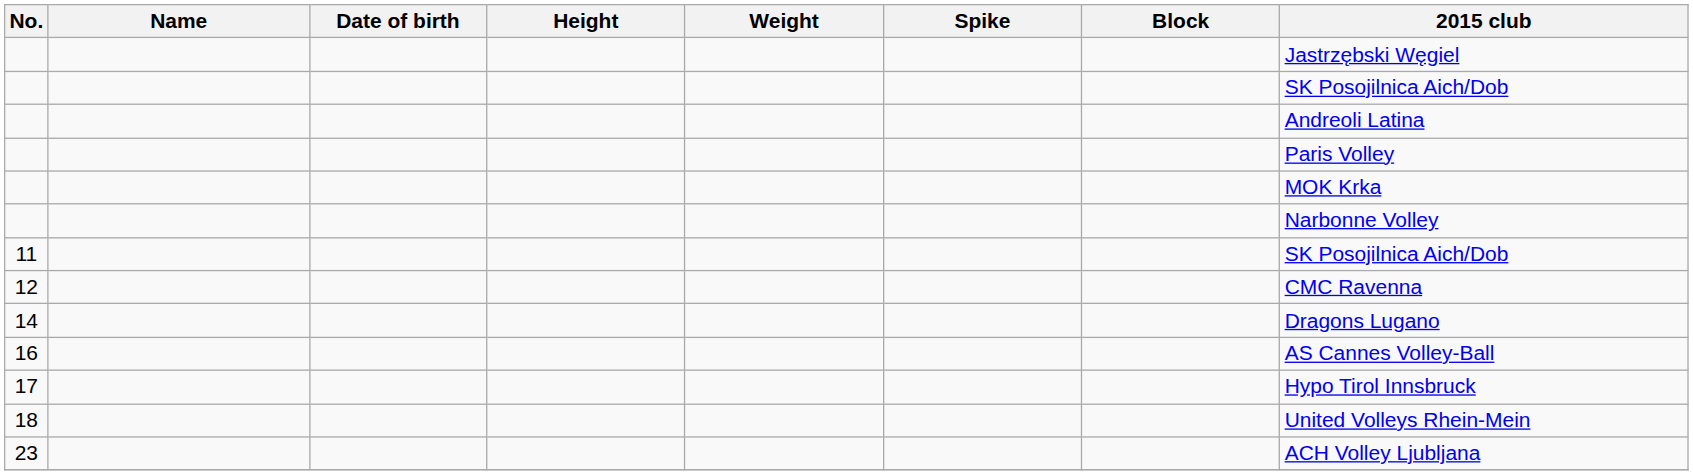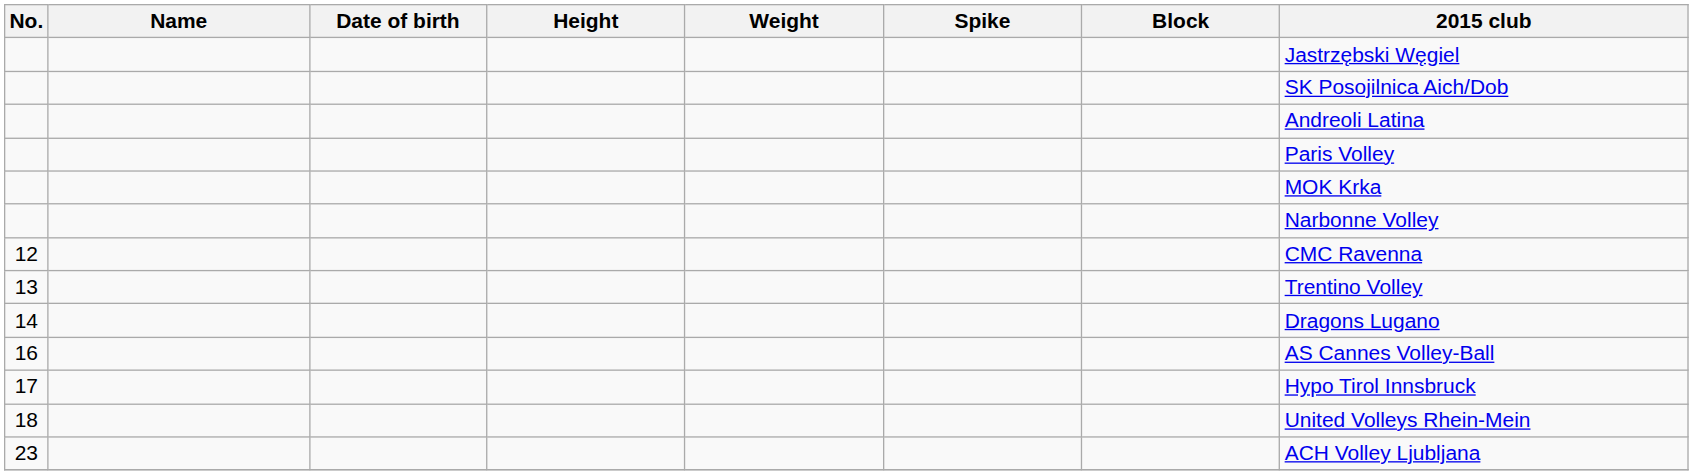- row: (26, 253)
+ row: (26, 287)
